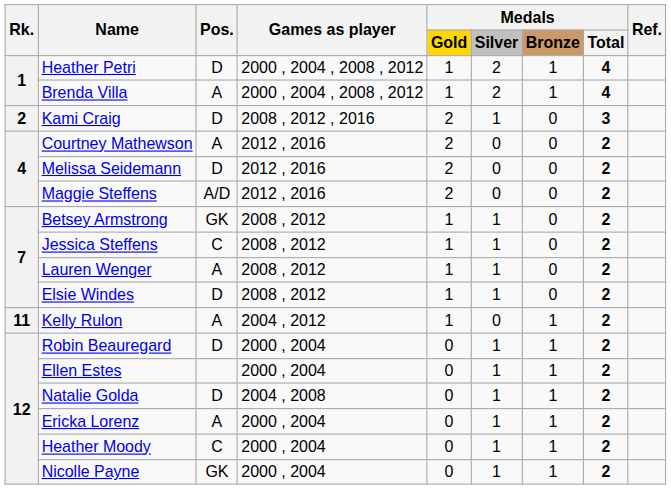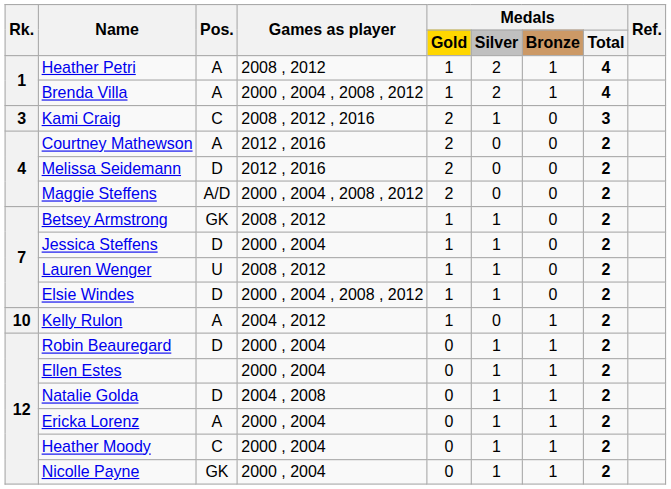(217, 68) D -> (217, 68) A
(332, 68) 2000 , 2004 , 2008 , 2012 -> (283, 68) 2008 , 2012
(22, 119) 2 -> (22, 119) 3
(217, 119) D -> (217, 119) C
(283, 194) 2012 , 2016 -> (332, 194) 2000 , 2004 , 2008 , 2012
(217, 245) C -> (217, 245) D
(283, 245) 2008 , 2012 -> (283, 245) 2000 , 2004
(217, 270) A -> (217, 270) U
(283, 295) 2008 , 2012 -> (332, 295) 2000 , 2004 , 2008 , 2012
(22, 321) 11 -> (22, 321) 10
